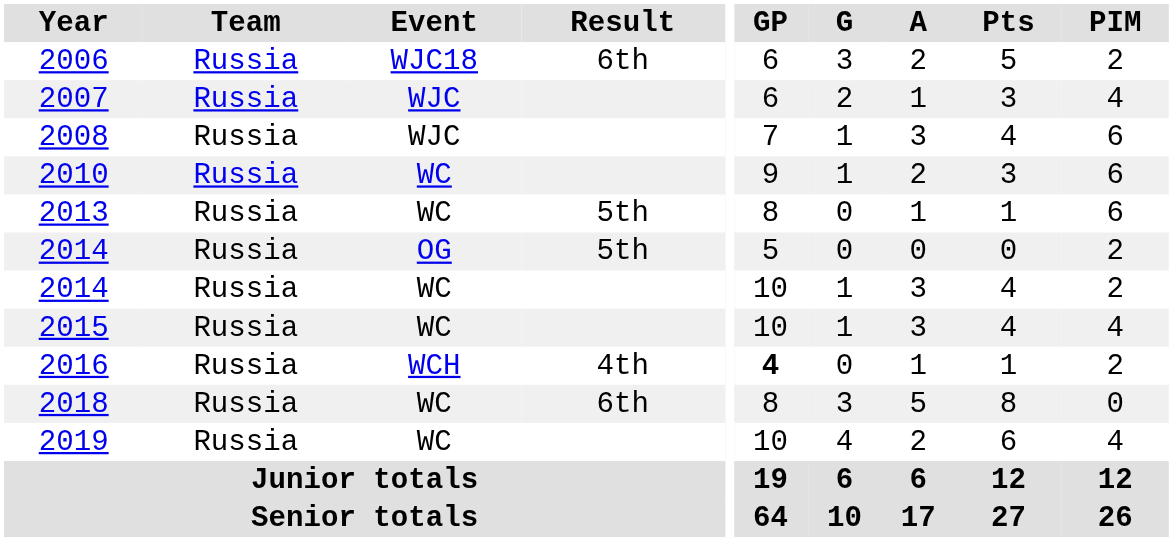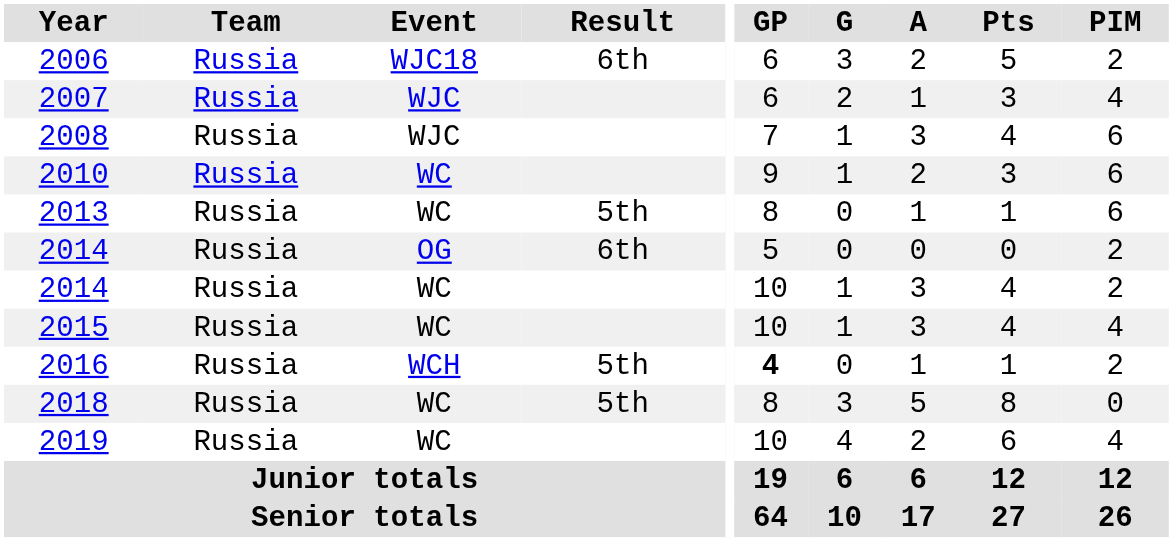(623, 252) 5th -> (623, 252) 6th
(623, 366) 4th -> (623, 366) 5th
(623, 404) 6th -> (623, 404) 5th
